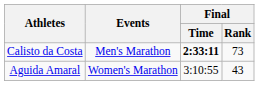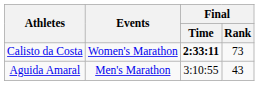(133, 52) Men's Marathon -> (133, 52) Women's Marathon
(133, 71) Women's Marathon -> (133, 71) Men's Marathon
